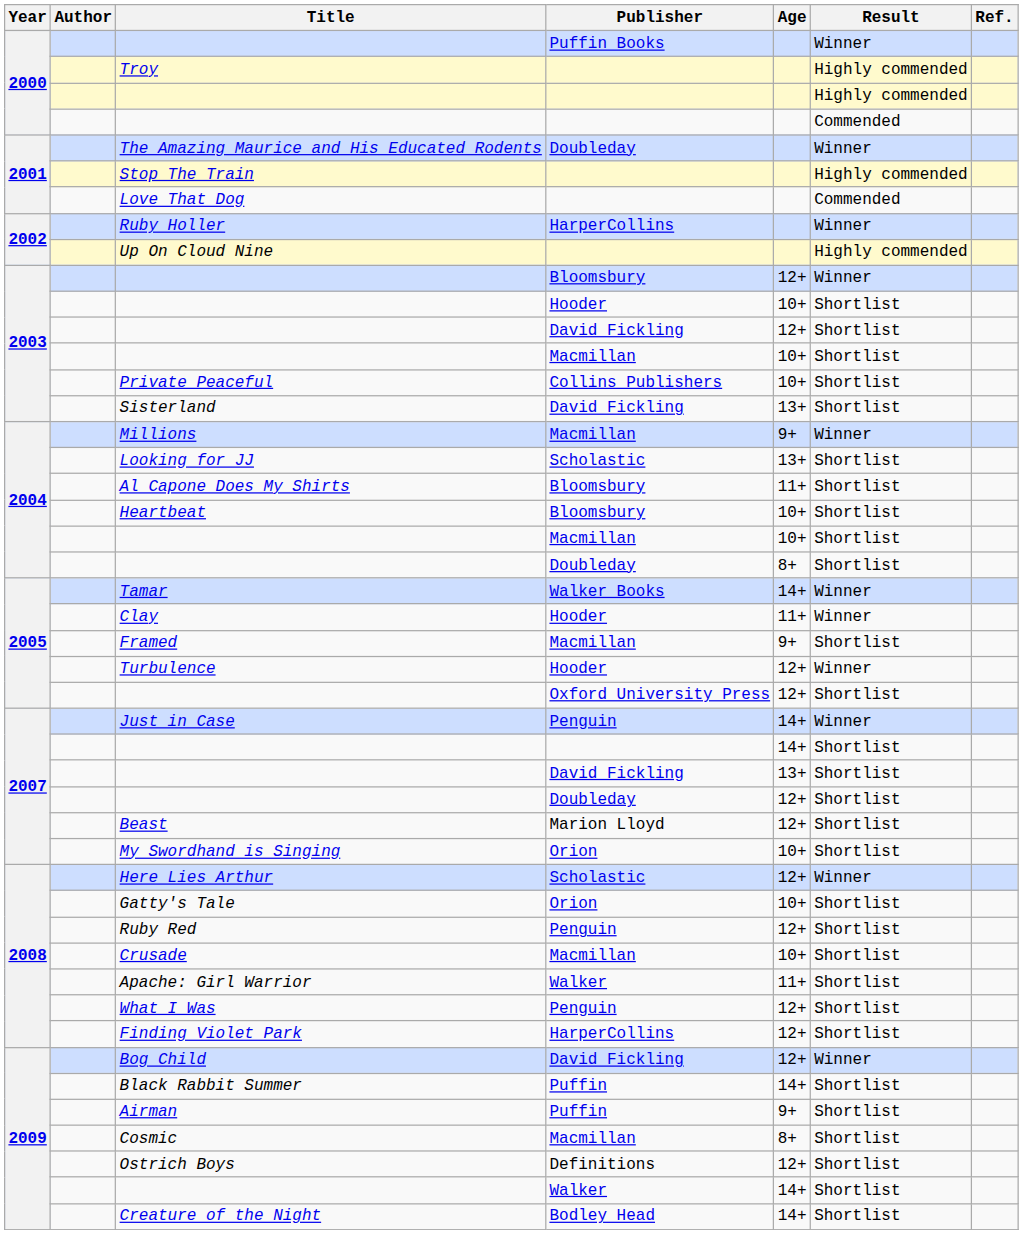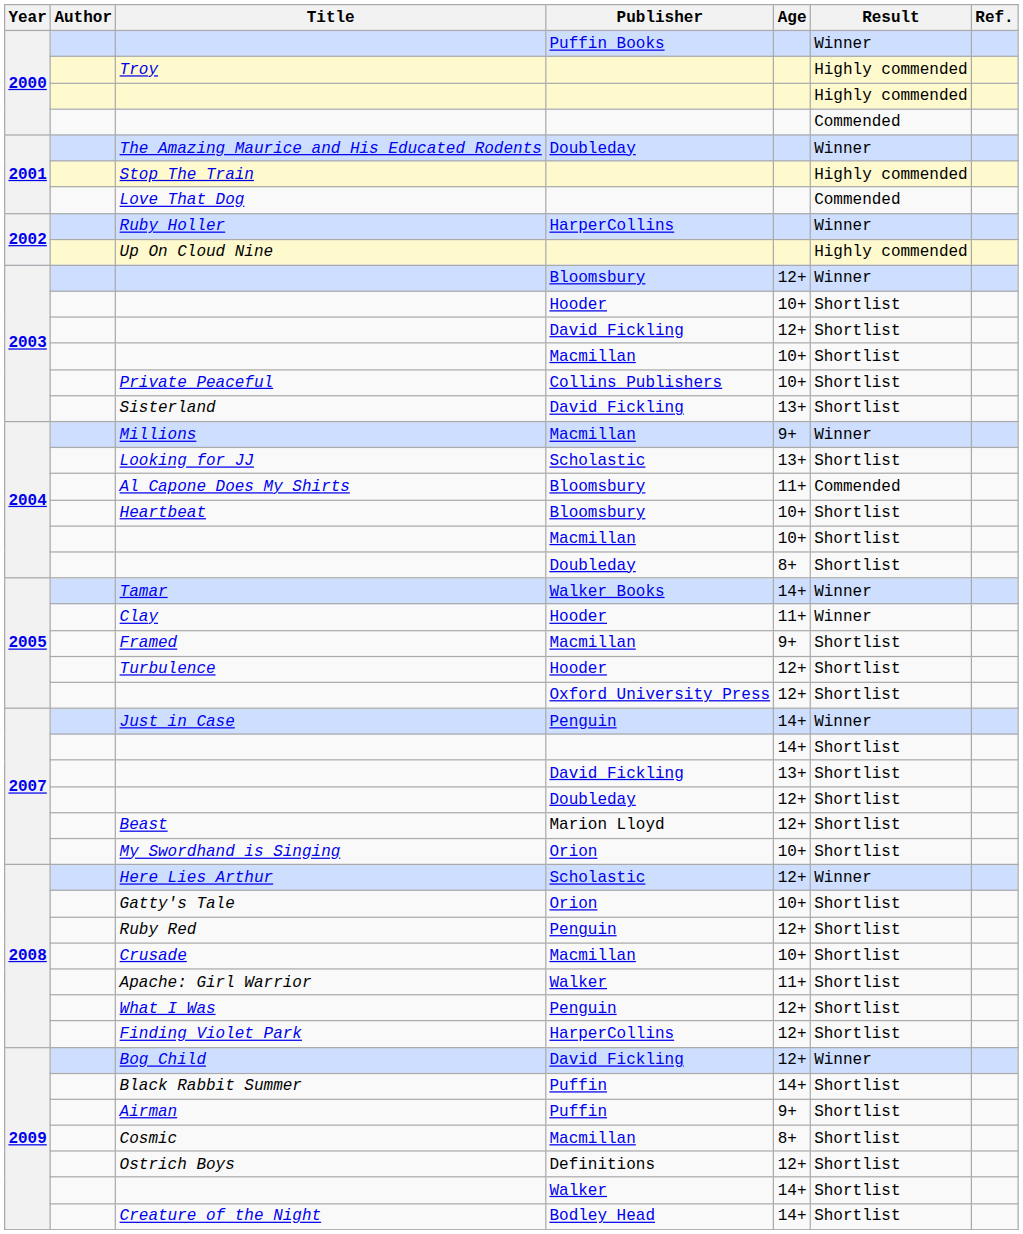(857, 487) Shortlist -> (857, 487) Commended
(843, 669) Winner -> (857, 669) Shortlist
